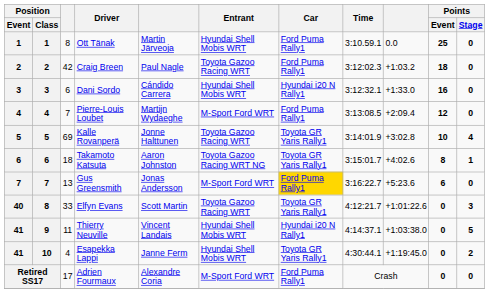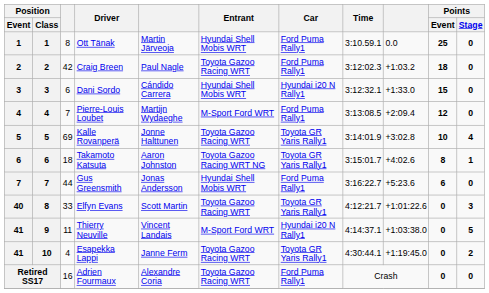(443, 90) 16 -> (443, 90) 15
(68, 183) 13 -> (68, 183) 44
(237, 183) M-Sport Ford WRT -> (228, 183) Hyundai Shell Mobis WRT
(302, 183) gold background -> (302, 183) no background
(228, 230) Hyundai Shell Mobis WRT -> (237, 230) M-Sport Ford WRT
(228, 253) Hyundai Shell Mobis WRT -> (228, 253) Toyota Gazoo Racing WRT
(68, 276) 17 -> (68, 276) 16
(237, 276) M-Sport Ford WRT -> (228, 276) Toyota Gazoo Racing WRT
